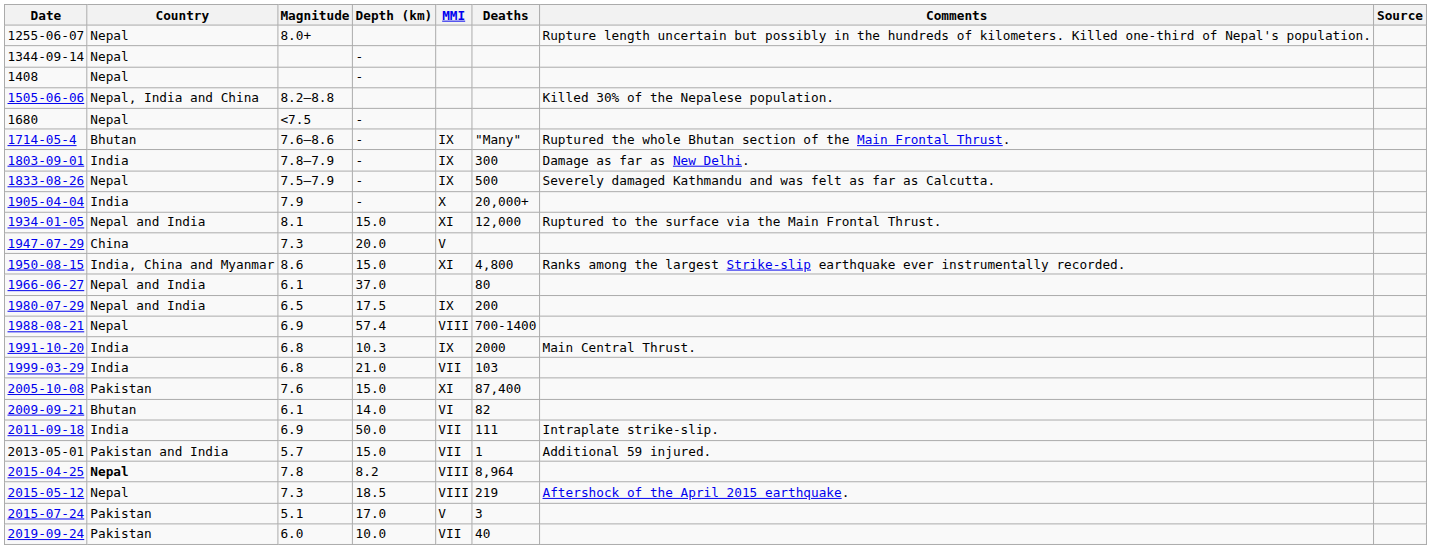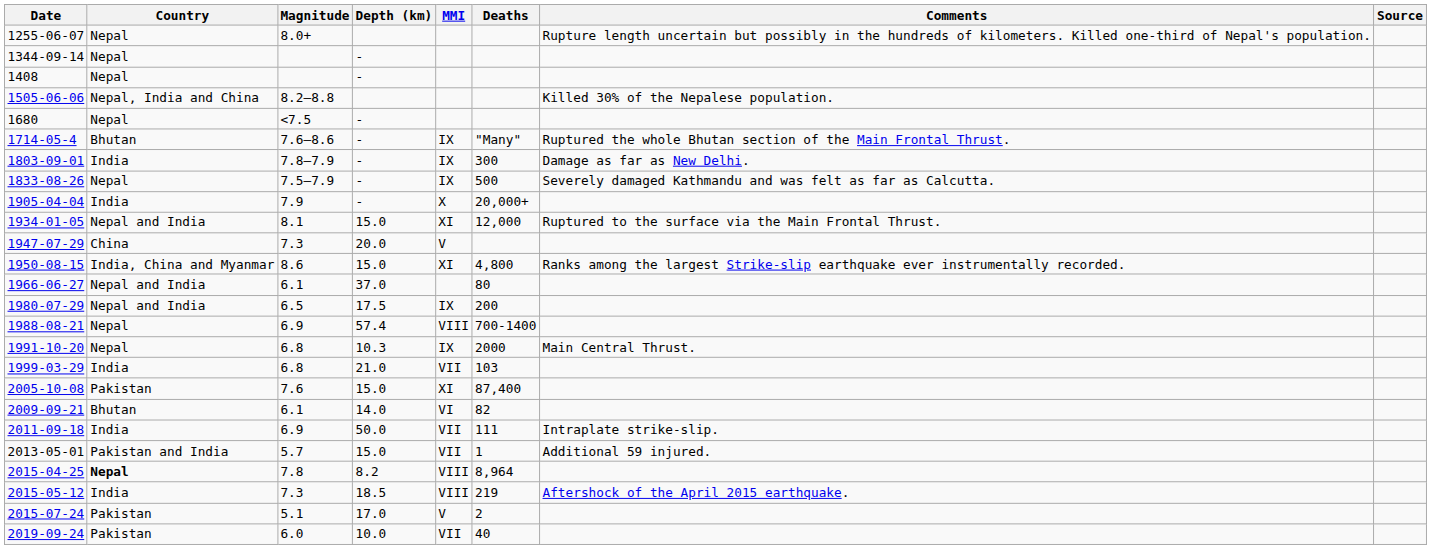(109, 347) India -> (109, 347) Nepal
(109, 492) Nepal -> (109, 492) India
(479, 513) 3 -> (479, 513) 2
